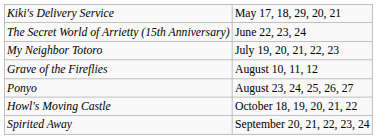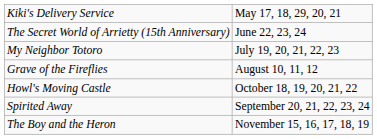- row: (22, 87)
+ row: (61, 124)
